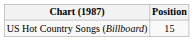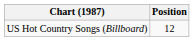(169, 28) 15 -> (169, 28) 12
